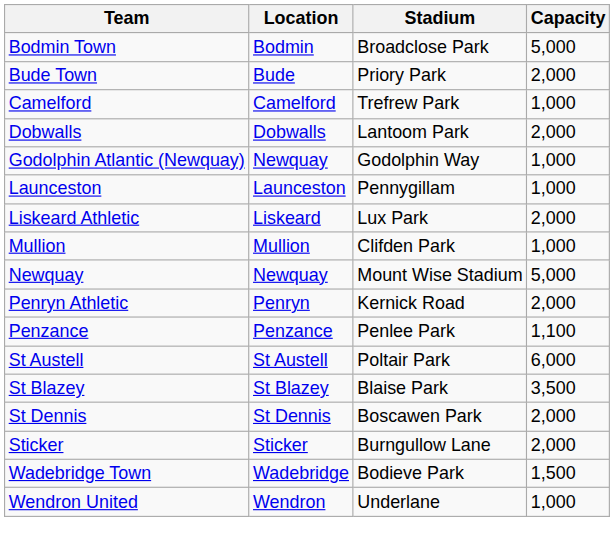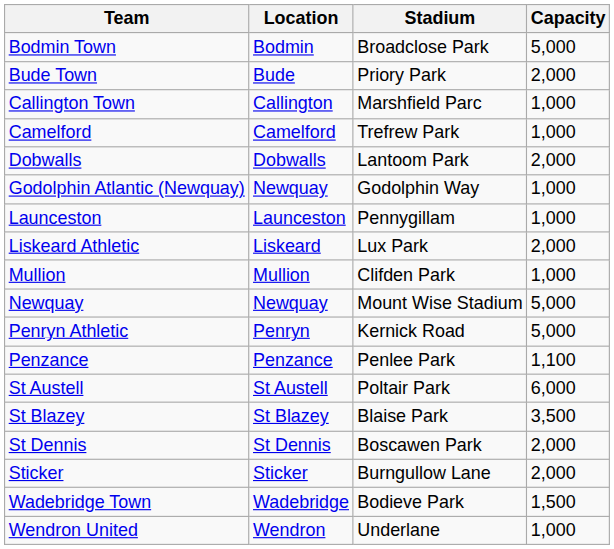+ row: (72, 103)
(553, 302) 2,000 -> (553, 331) 5,000
